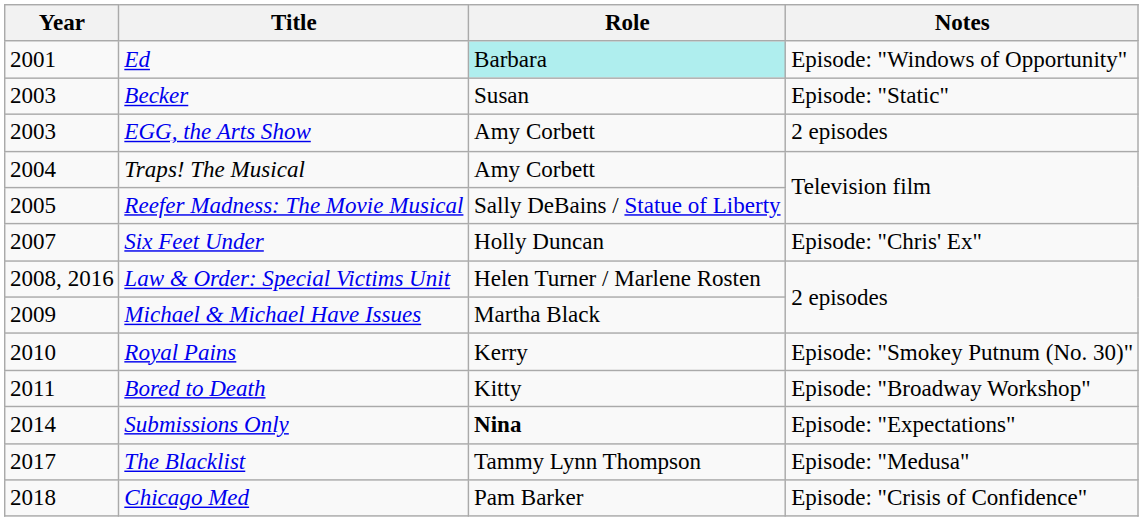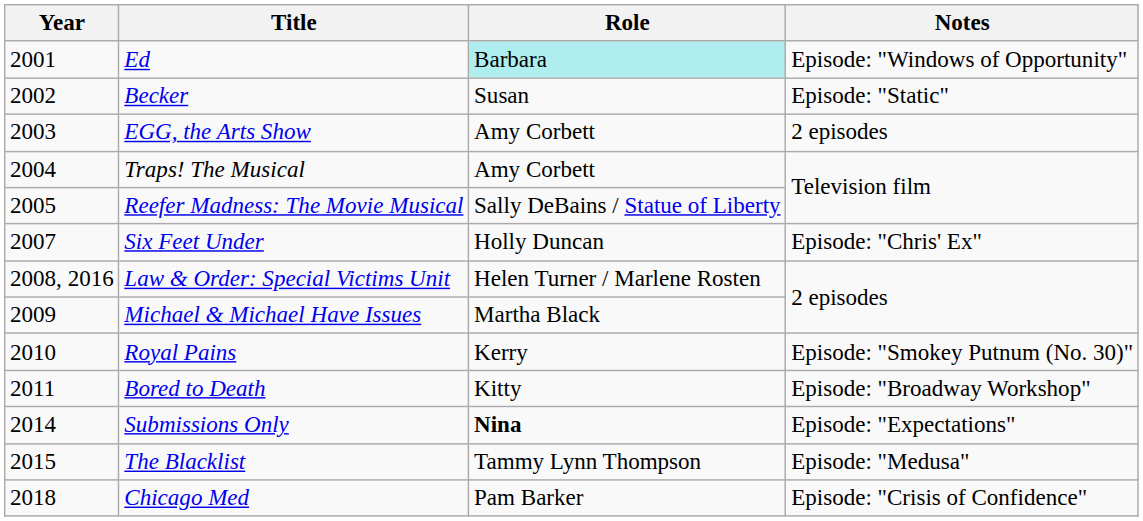(33, 95) 2003 -> (33, 95) 2002
(33, 461) 2017 -> (33, 461) 2015
